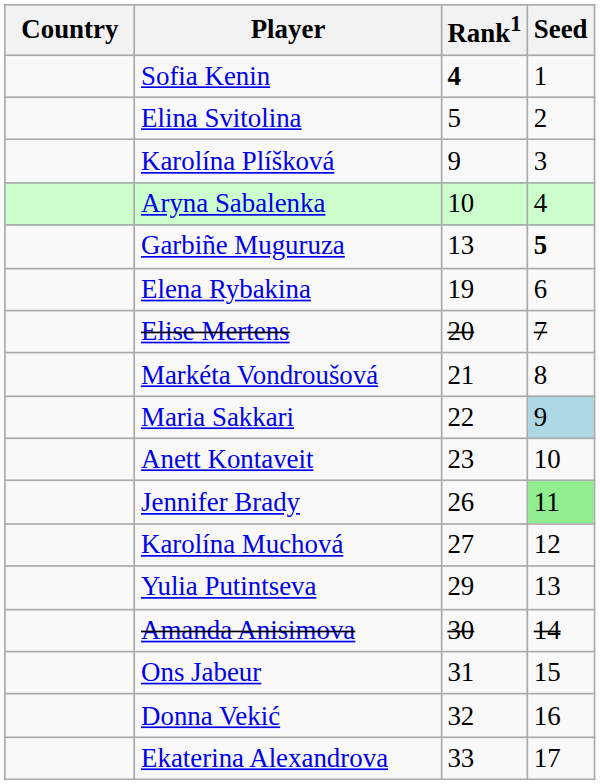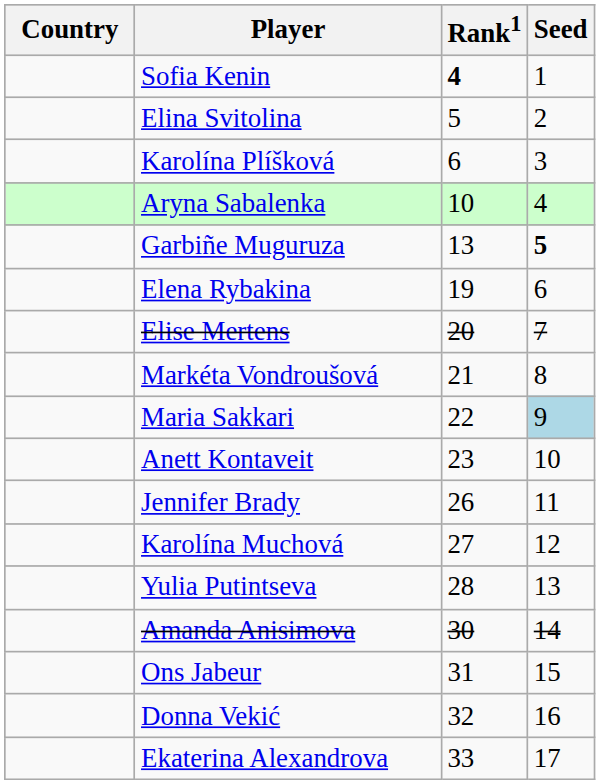(454, 160) 9 -> (454, 160) 6
(547, 502) lightgreen background -> (547, 502) no background
(461, 587) 29 -> (461, 587) 28
